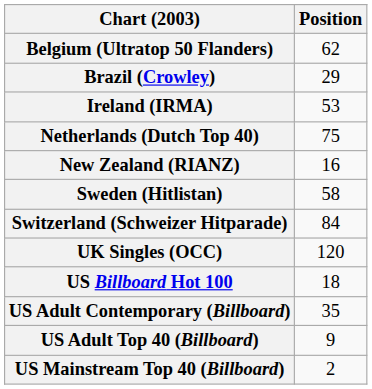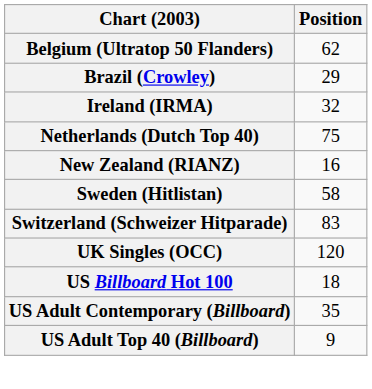(331, 106) 53 -> (331, 106) 32
(331, 223) 84 -> (331, 223) 83
- row: (150, 369)
